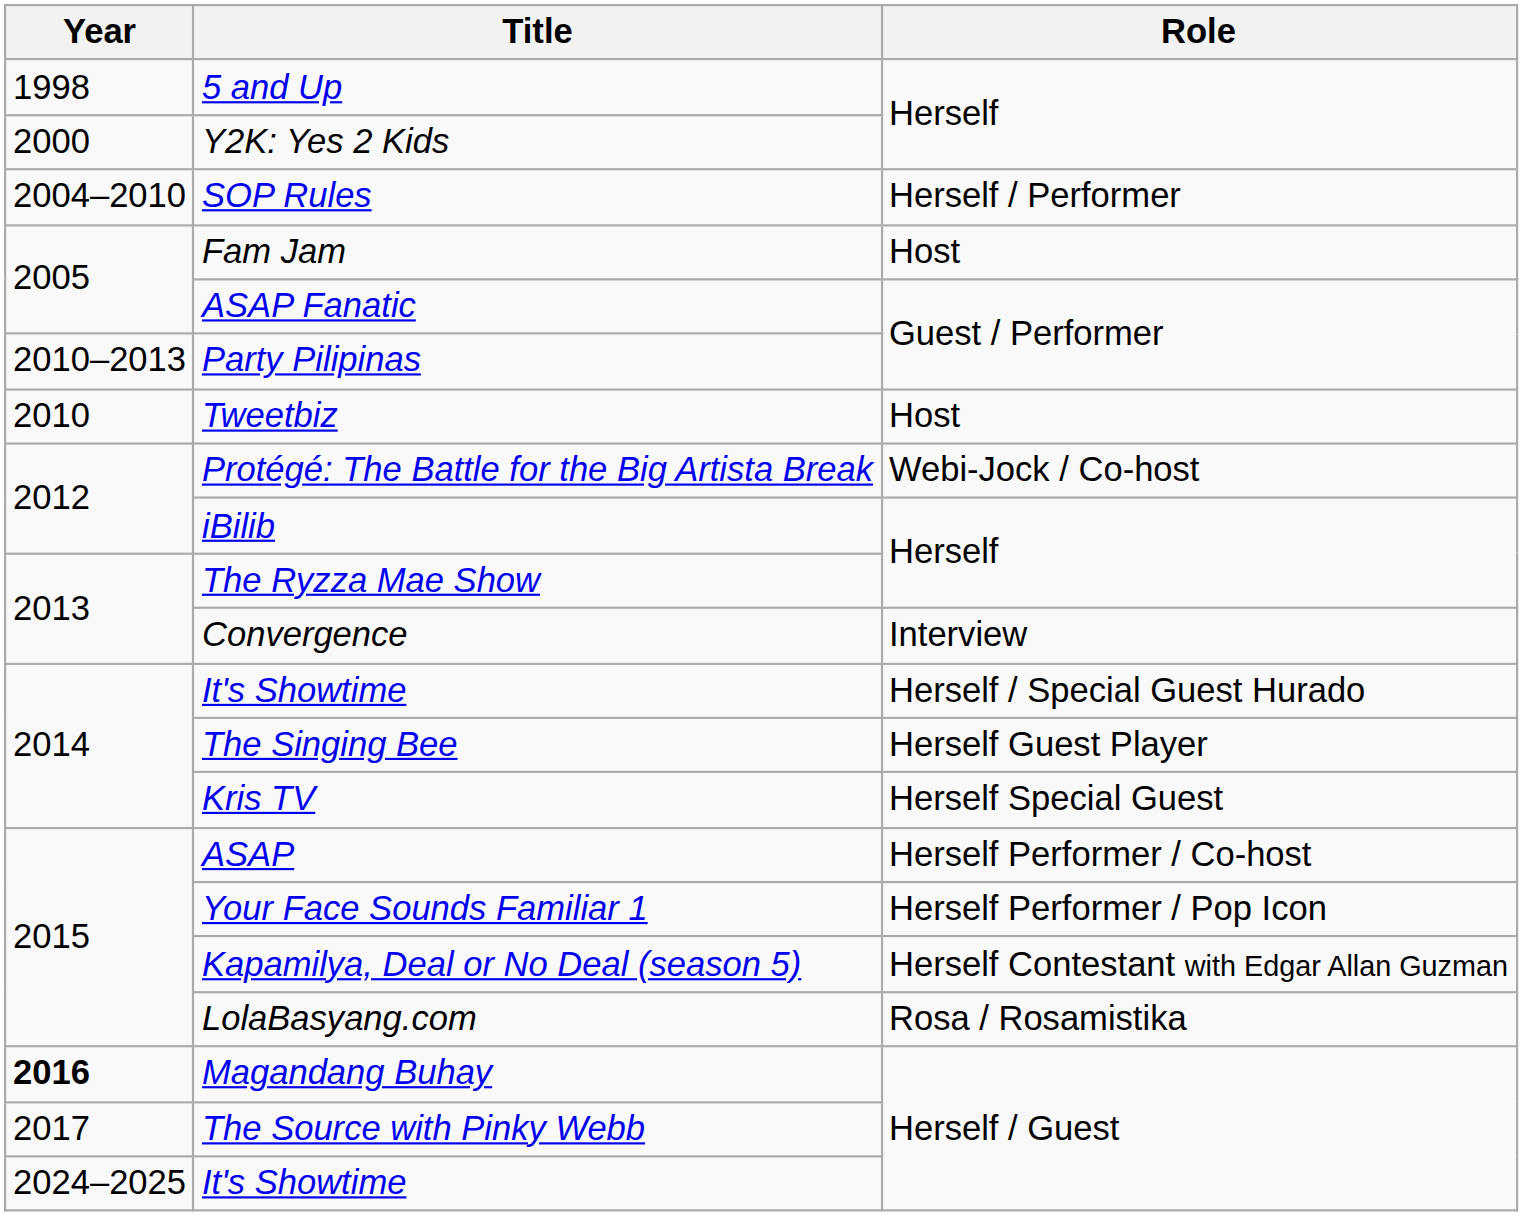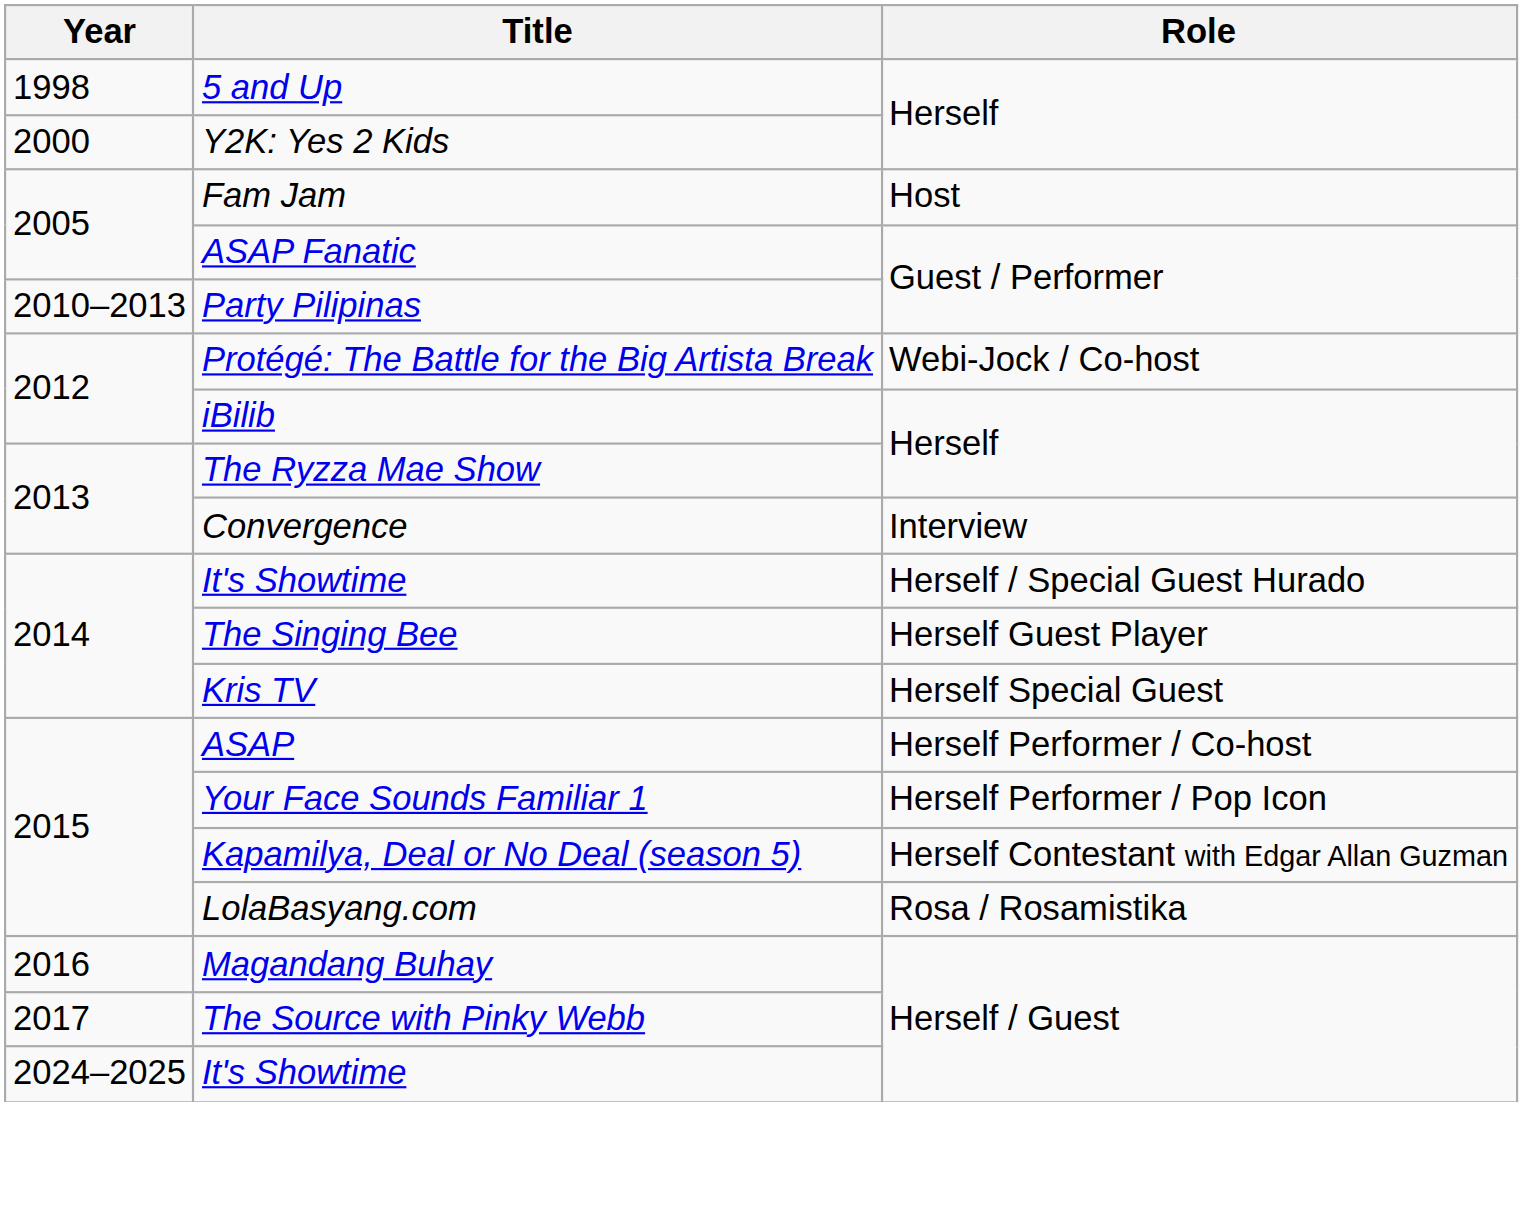- row: (287, 196)
- row: (270, 415)
(51, 1073) bold -> (51, 963) normal
